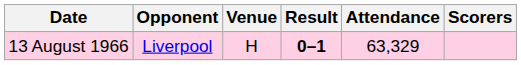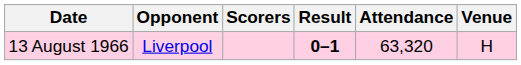columns swapped: (252, 18) <-> (480, 18)
(393, 45) 63,329 -> (406, 45) 63,320
